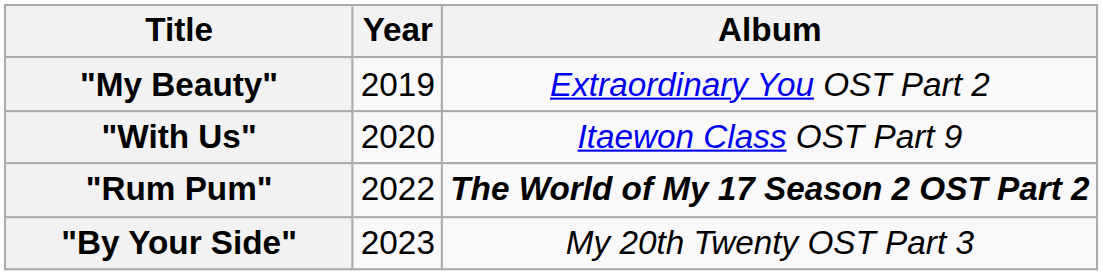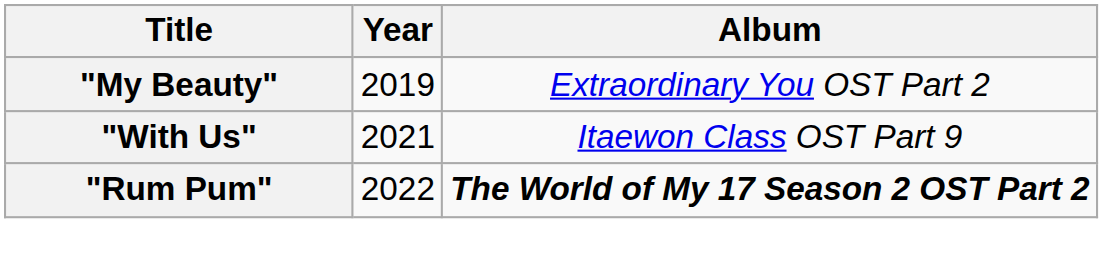(398, 136) 2020 -> (398, 136) 2021
- row: (179, 242)
